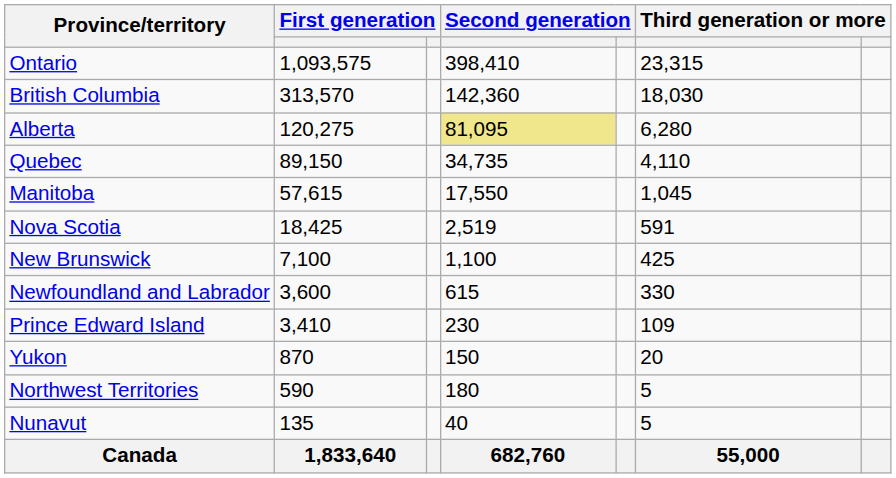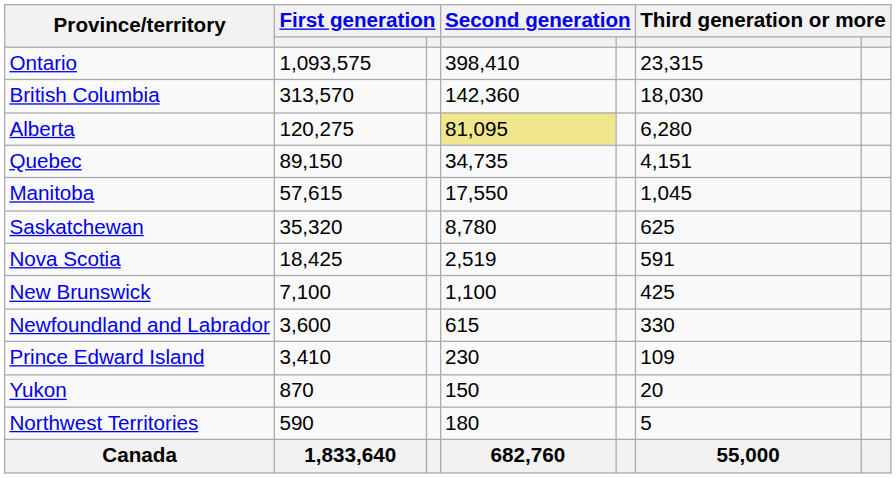(665, 161) 4,110 -> (666, 161) 4,151
+ row: (77, 226)
- row: (48, 423)
